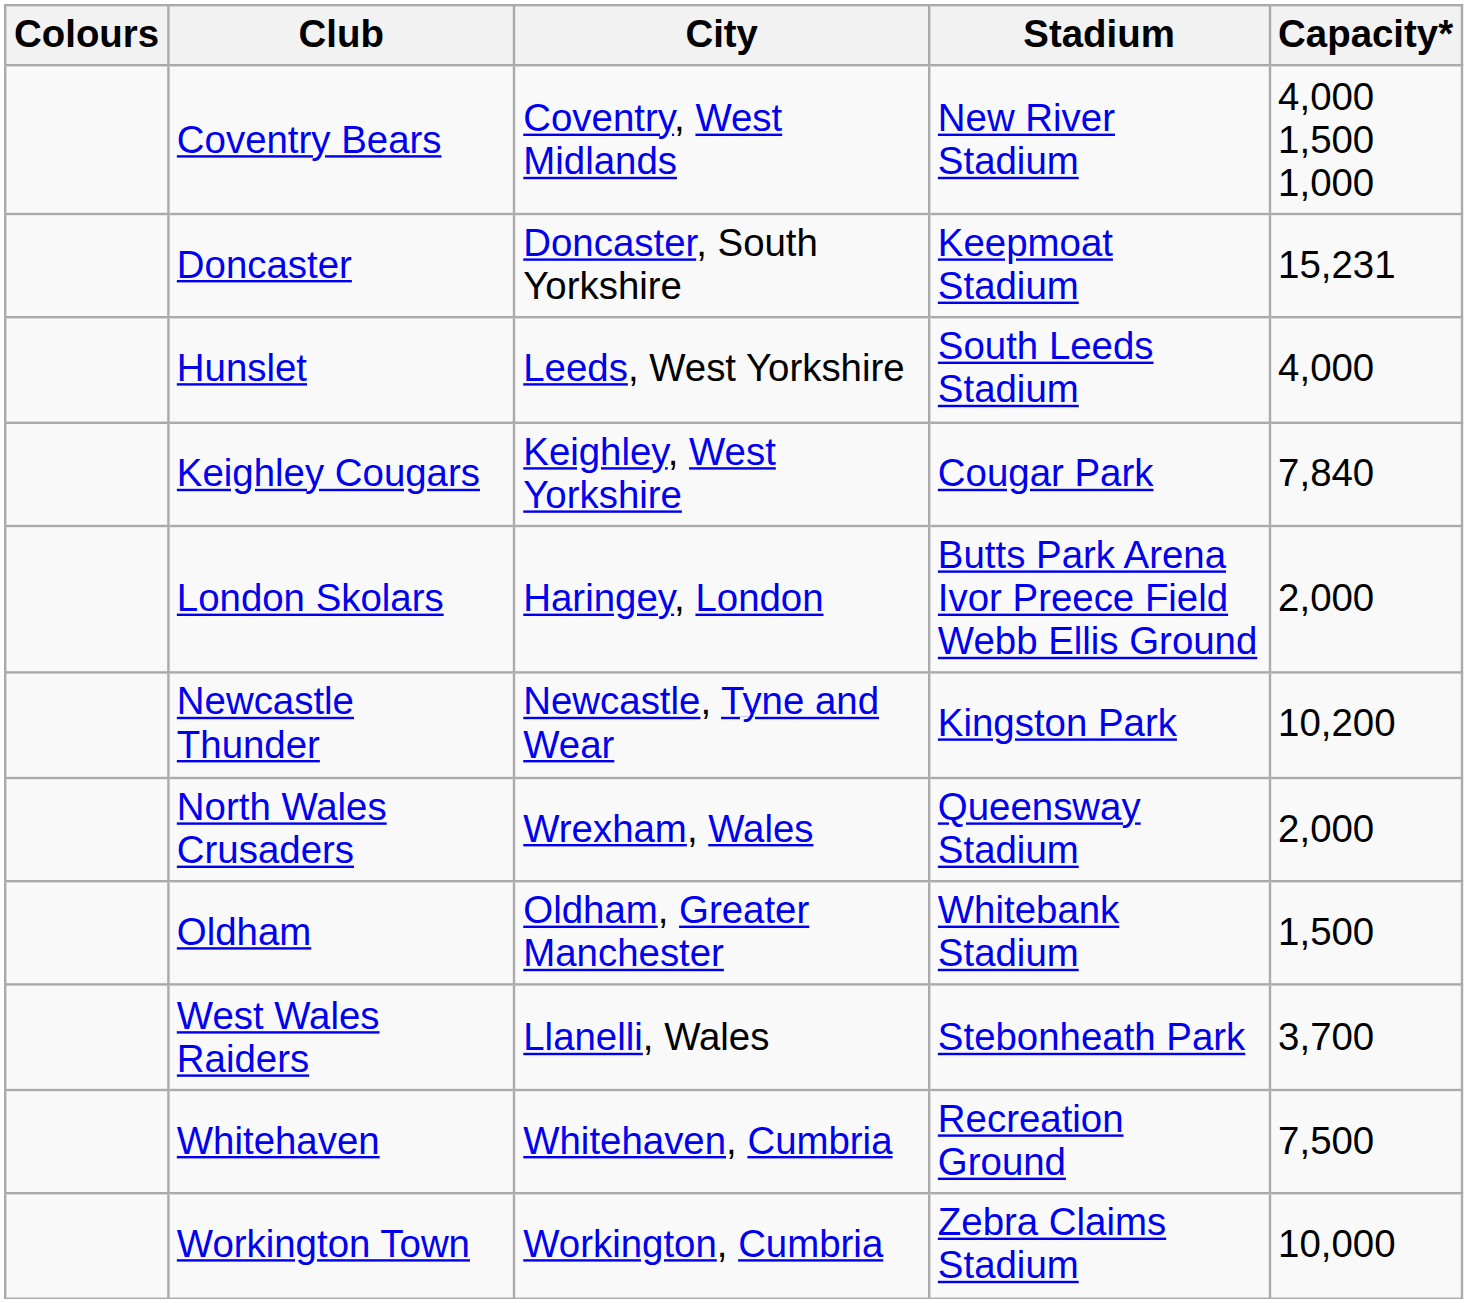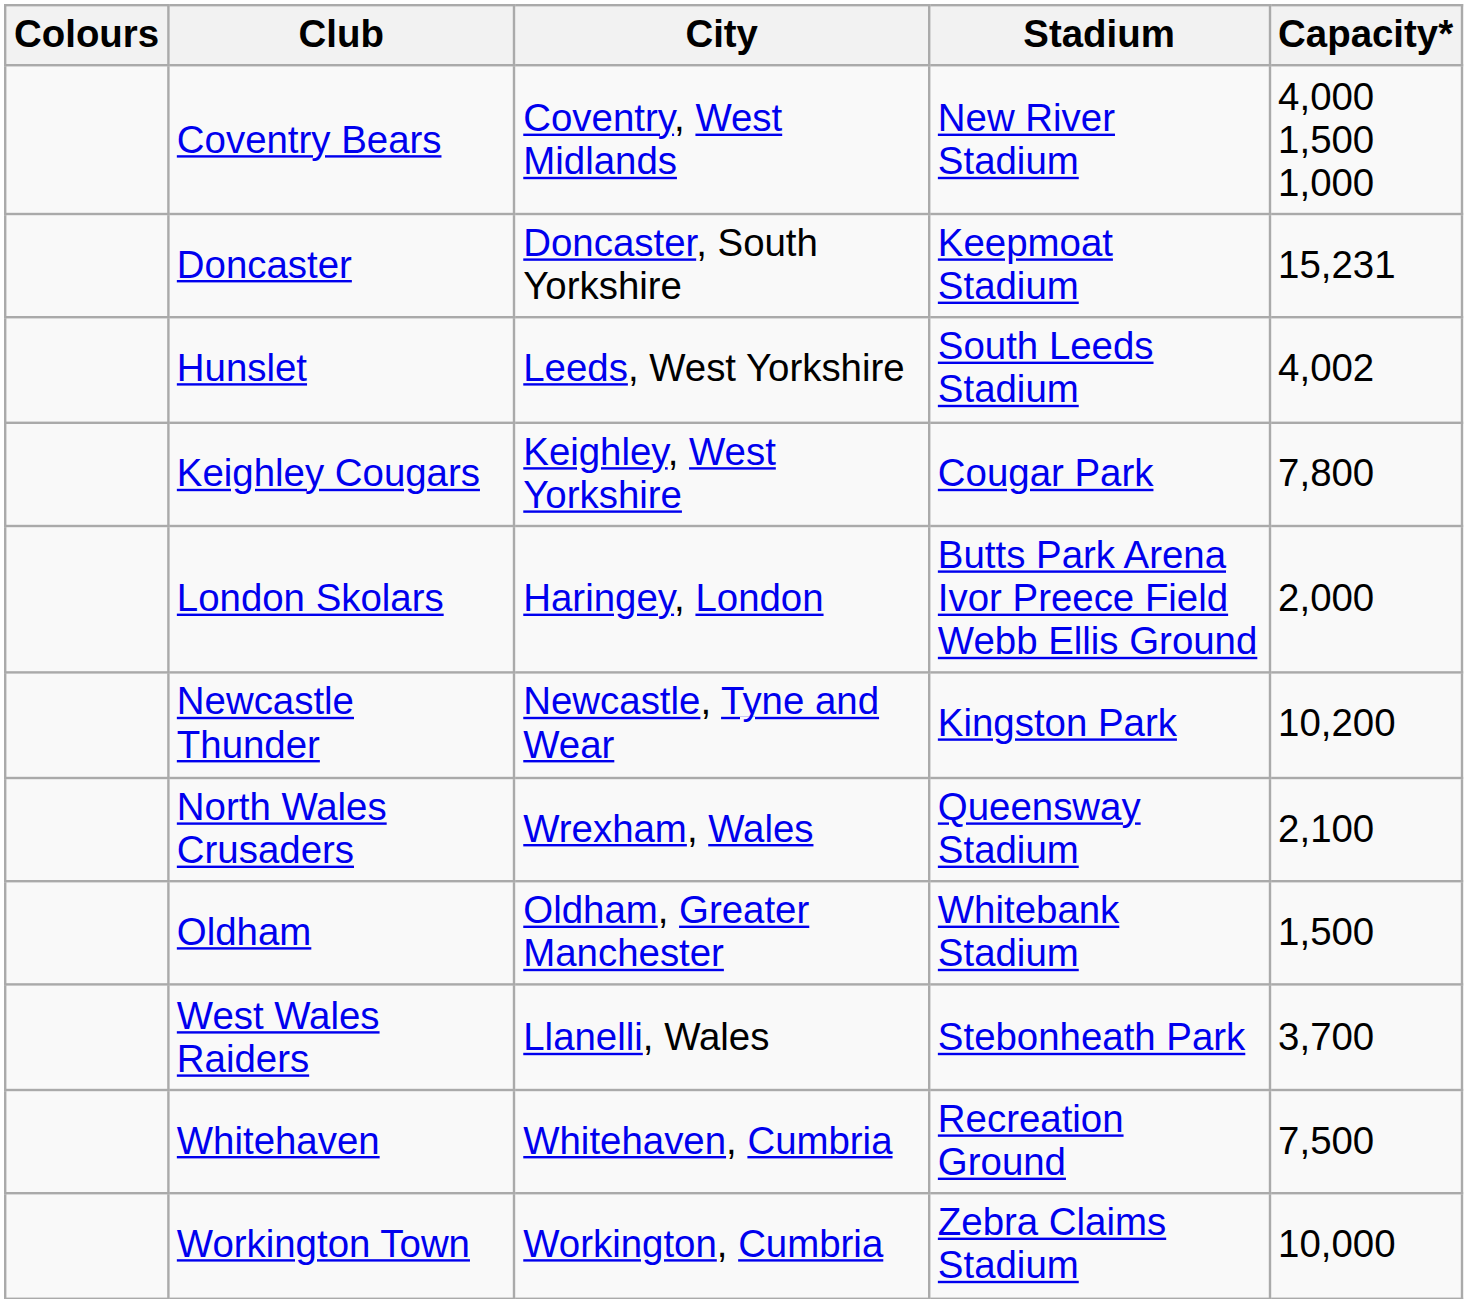(1326, 368) 4,000 -> (1326, 368) 4,002
(1326, 472) 7,840 -> (1326, 472) 7,800
(1326, 828) 2,000 -> (1326, 828) 2,100
